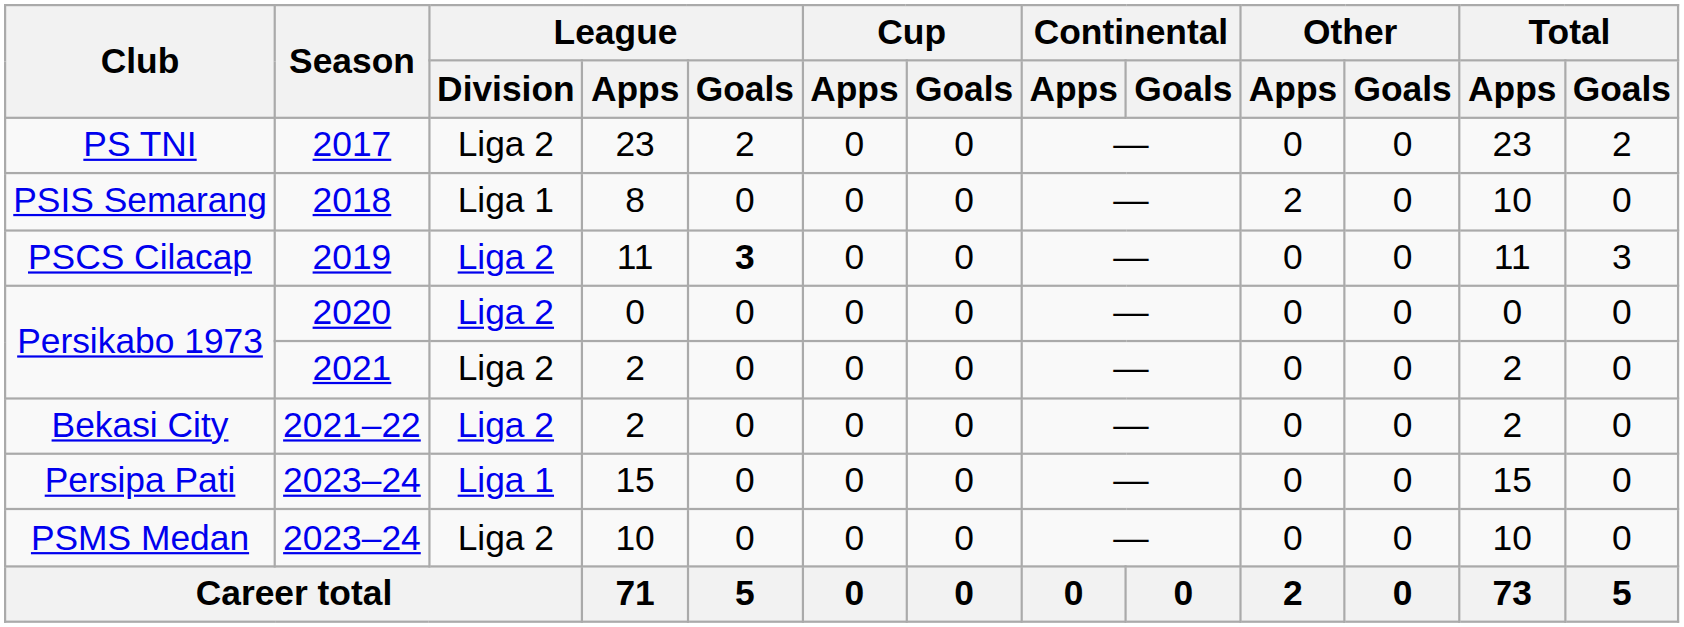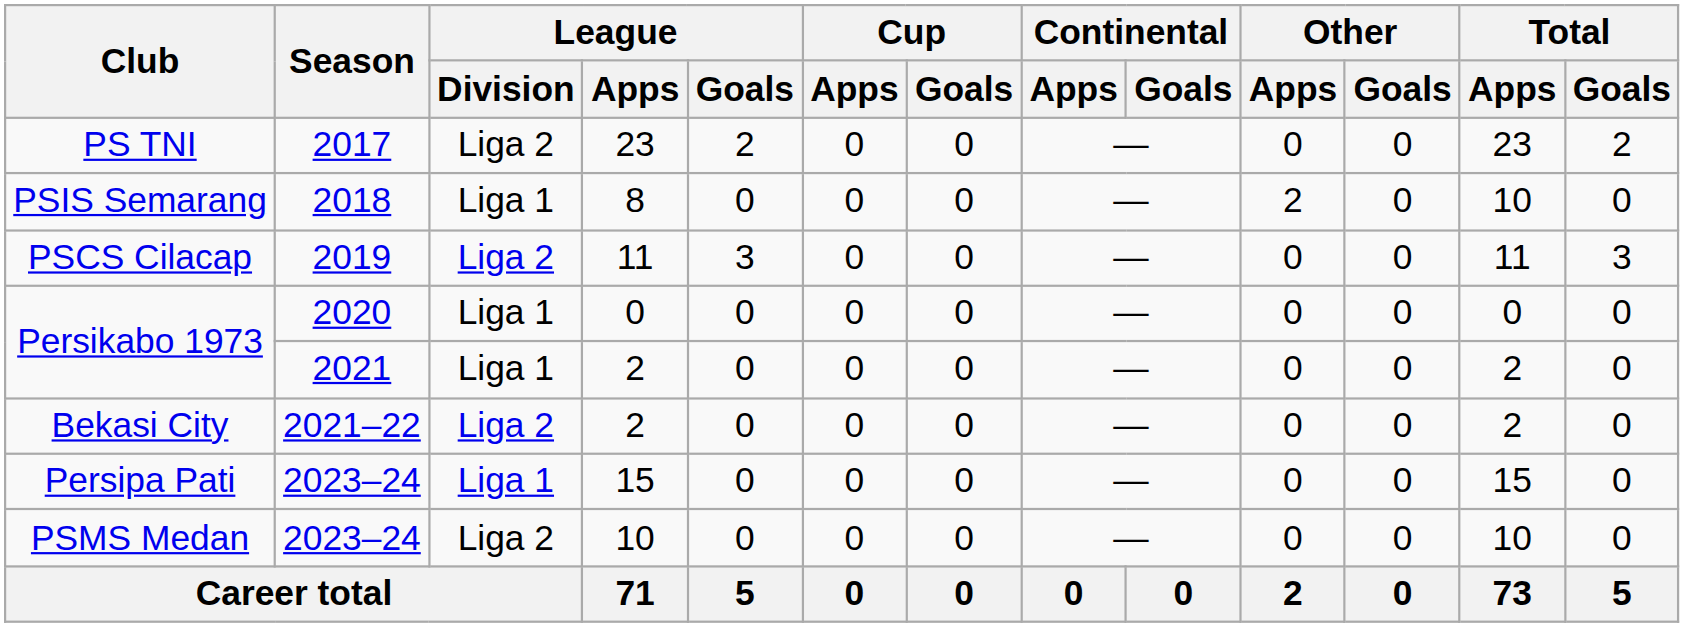(745, 256) bold -> (745, 256) normal
(506, 312) Liga 2 -> (506, 312) Liga 1
(506, 369) Liga 2 -> (506, 369) Liga 1
